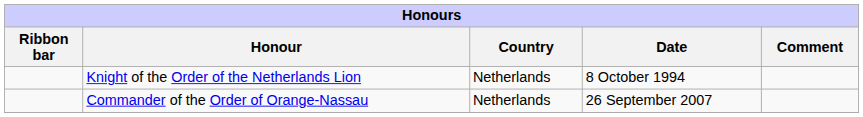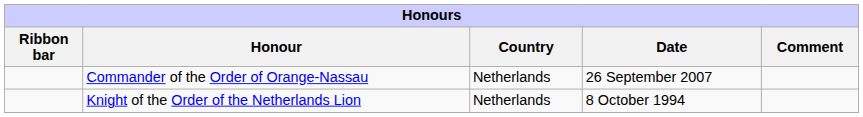rows swapped: (224, 77) <-> (227, 100)
